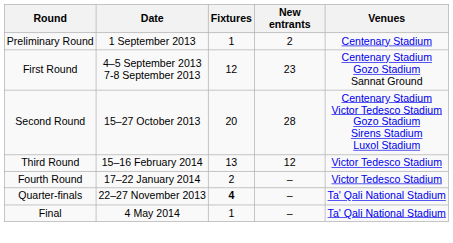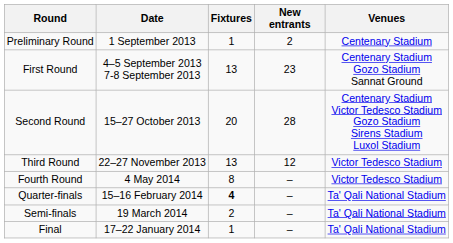(231, 70) 12 -> (231, 70) 13
(152, 163) 15–16 February 2014 -> (152, 163) 22–27 November 2013
(152, 179) 17–22 January 2014 -> (152, 179) 4 May 2014
(231, 179) 2 -> (231, 179) 8
(152, 196) 22–27 November 2013 -> (152, 196) 15–16 February 2014
+ row: (50, 213)
(152, 213) 4 May 2014 -> (152, 230) 17–22 January 2014
